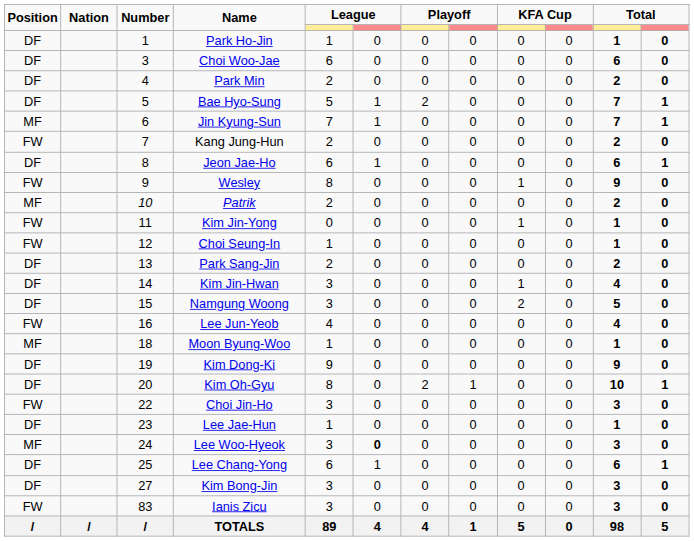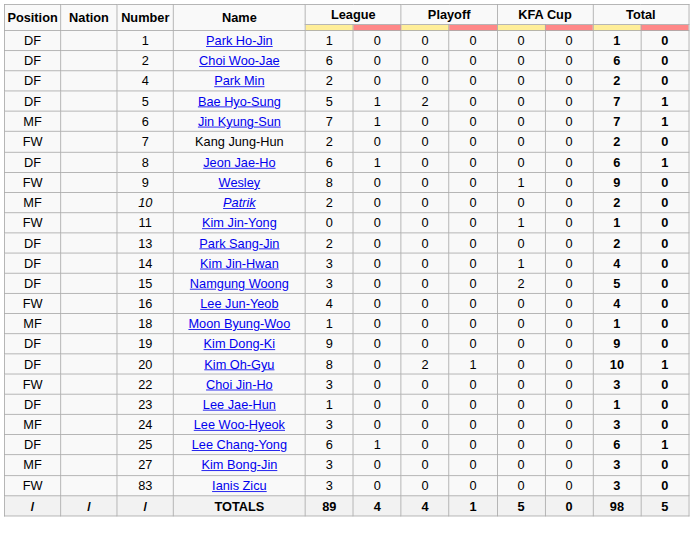(145, 61) 3 -> (145, 61) 2
- row: (239, 243)
(377, 445) bold -> (377, 425) normal
(33, 486) DF -> (33, 465) MF
